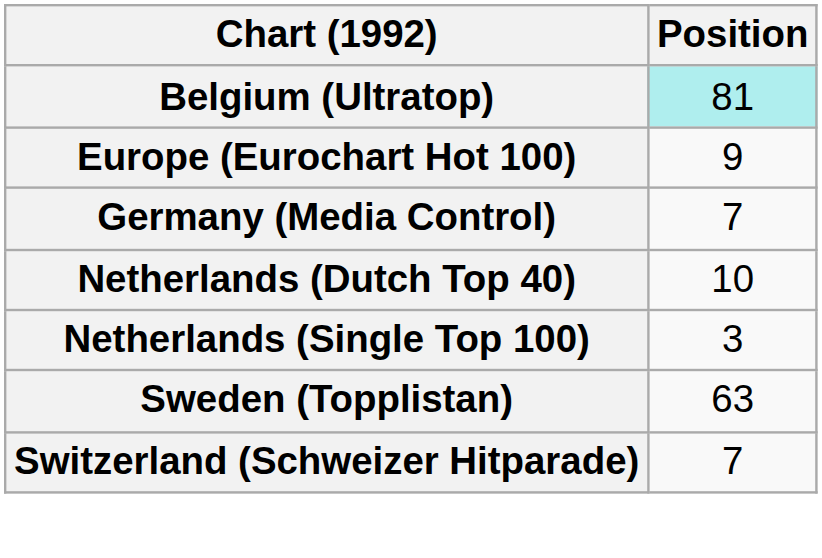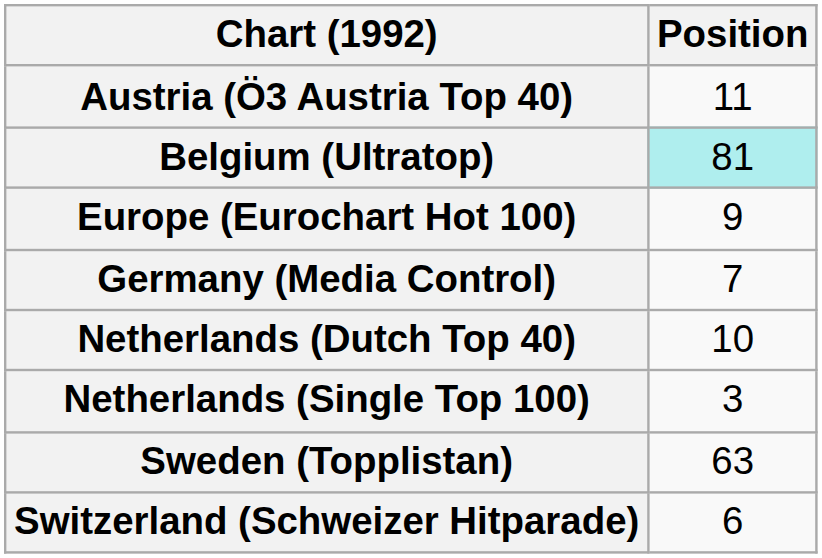+ row: (327, 95)
(733, 461) 7 -> (733, 522) 6
